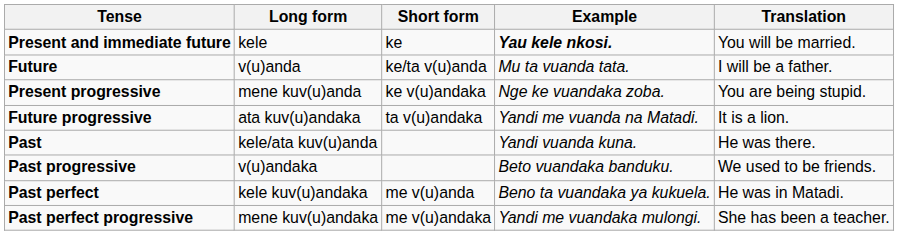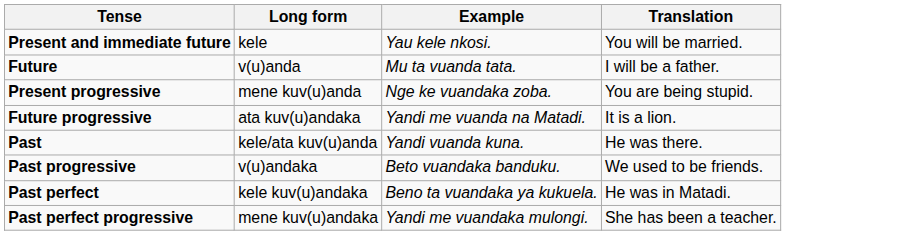- column: (438, 17)
(555, 42) bold -> (439, 42) normal
